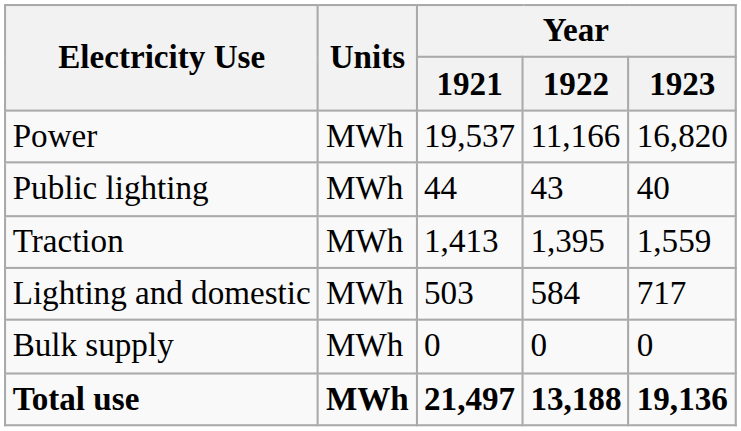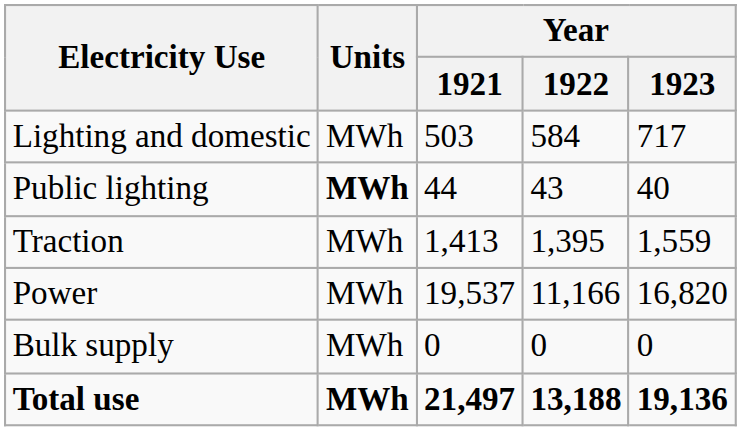rows swapped: (162, 293) <-> (55, 135)
(365, 188) normal -> (367, 188) bold
